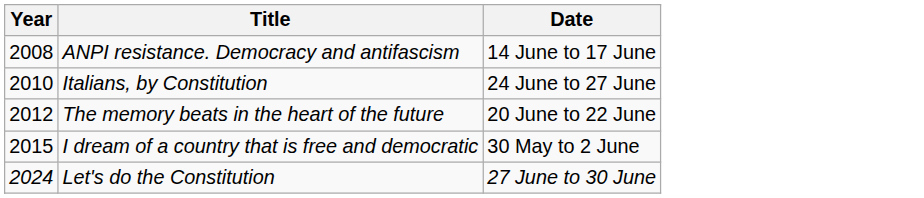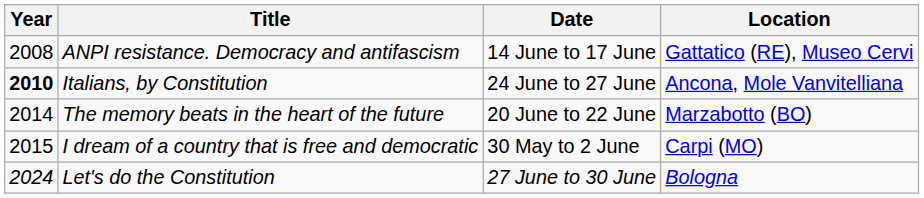+ column: (789, 20)
(31, 83) normal -> (31, 83) bold
(31, 114) 2012 -> (31, 114) 2014
